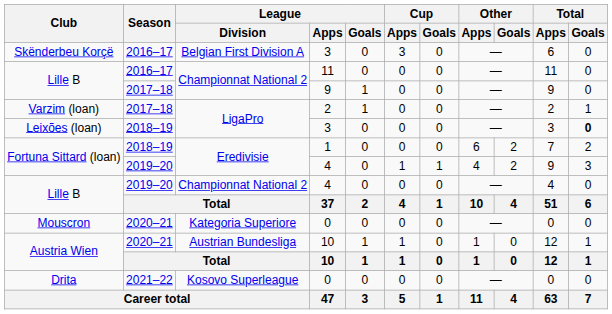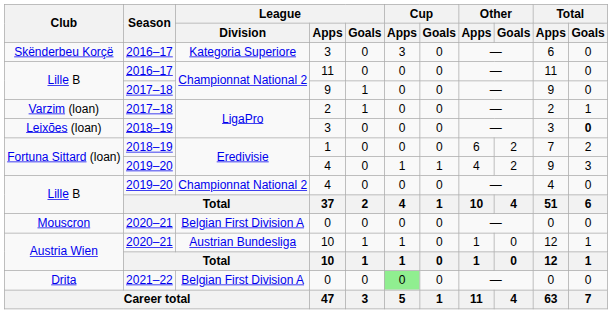(243, 52) Belgian First Division A -> (243, 52) Kategoria Superiore
(243, 223) Kategoria Superiore -> (243, 223) Belgian First Division A
(243, 280) Kosovo Superleague -> (243, 280) Belgian First Division A
(402, 280) no background -> (402, 280) lightgreen background
